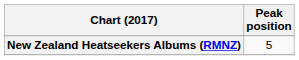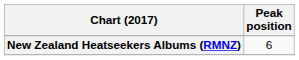(269, 45) 5 -> (269, 45) 6
